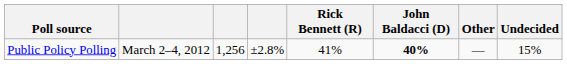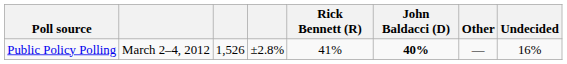(230, 49) 1,256 -> (230, 49) 1,526
(530, 49) 15% -> (530, 49) 16%
